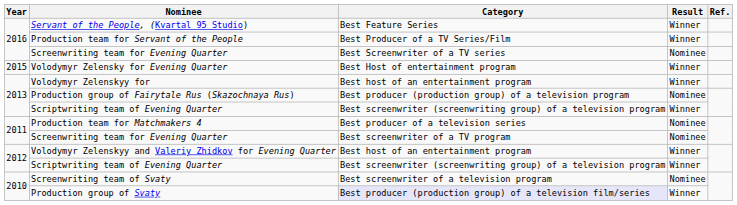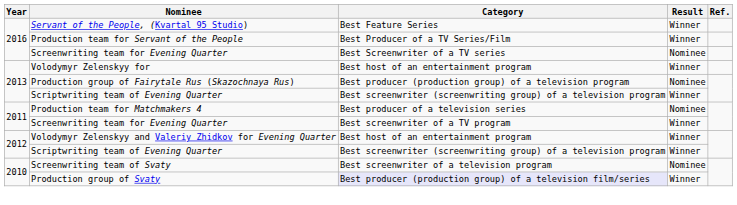- row: (17, 67)
(688, 137) Nominee -> (685, 123) Winner
